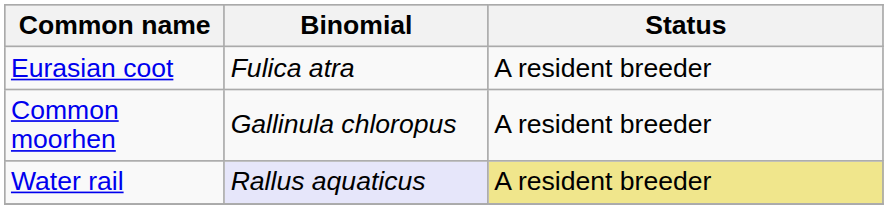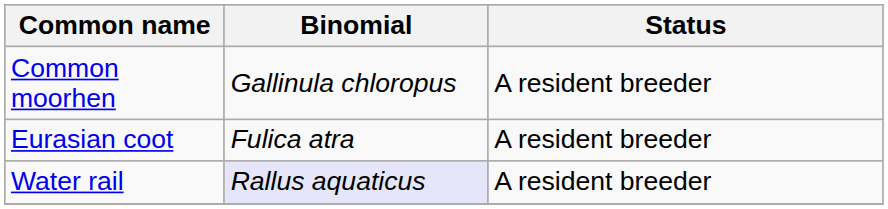rows swapped: (92, 67) <-> (65, 124)
(603, 181) khaki background -> (603, 181) no background
